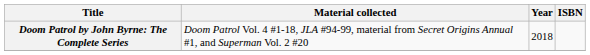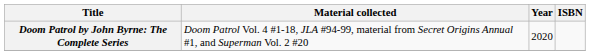(542, 36) 2018 -> (542, 36) 2020
